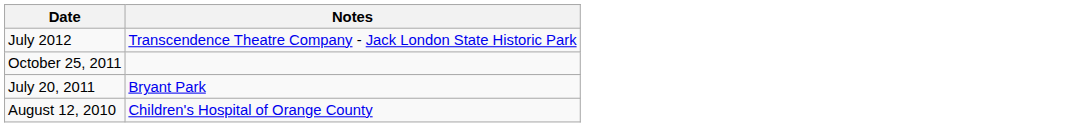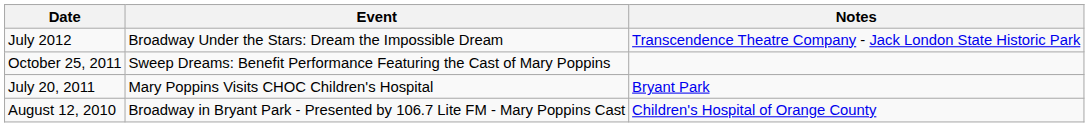+ column: (377, 17)
